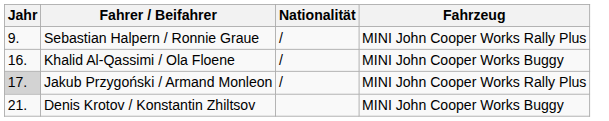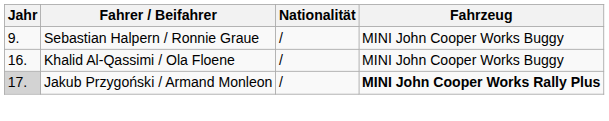(474, 37) MINI John Cooper Works Rally Plus -> (463, 37) MINI John Cooper Works Buggy
(474, 82) normal -> (481, 82) bold
- row: (150, 104)
